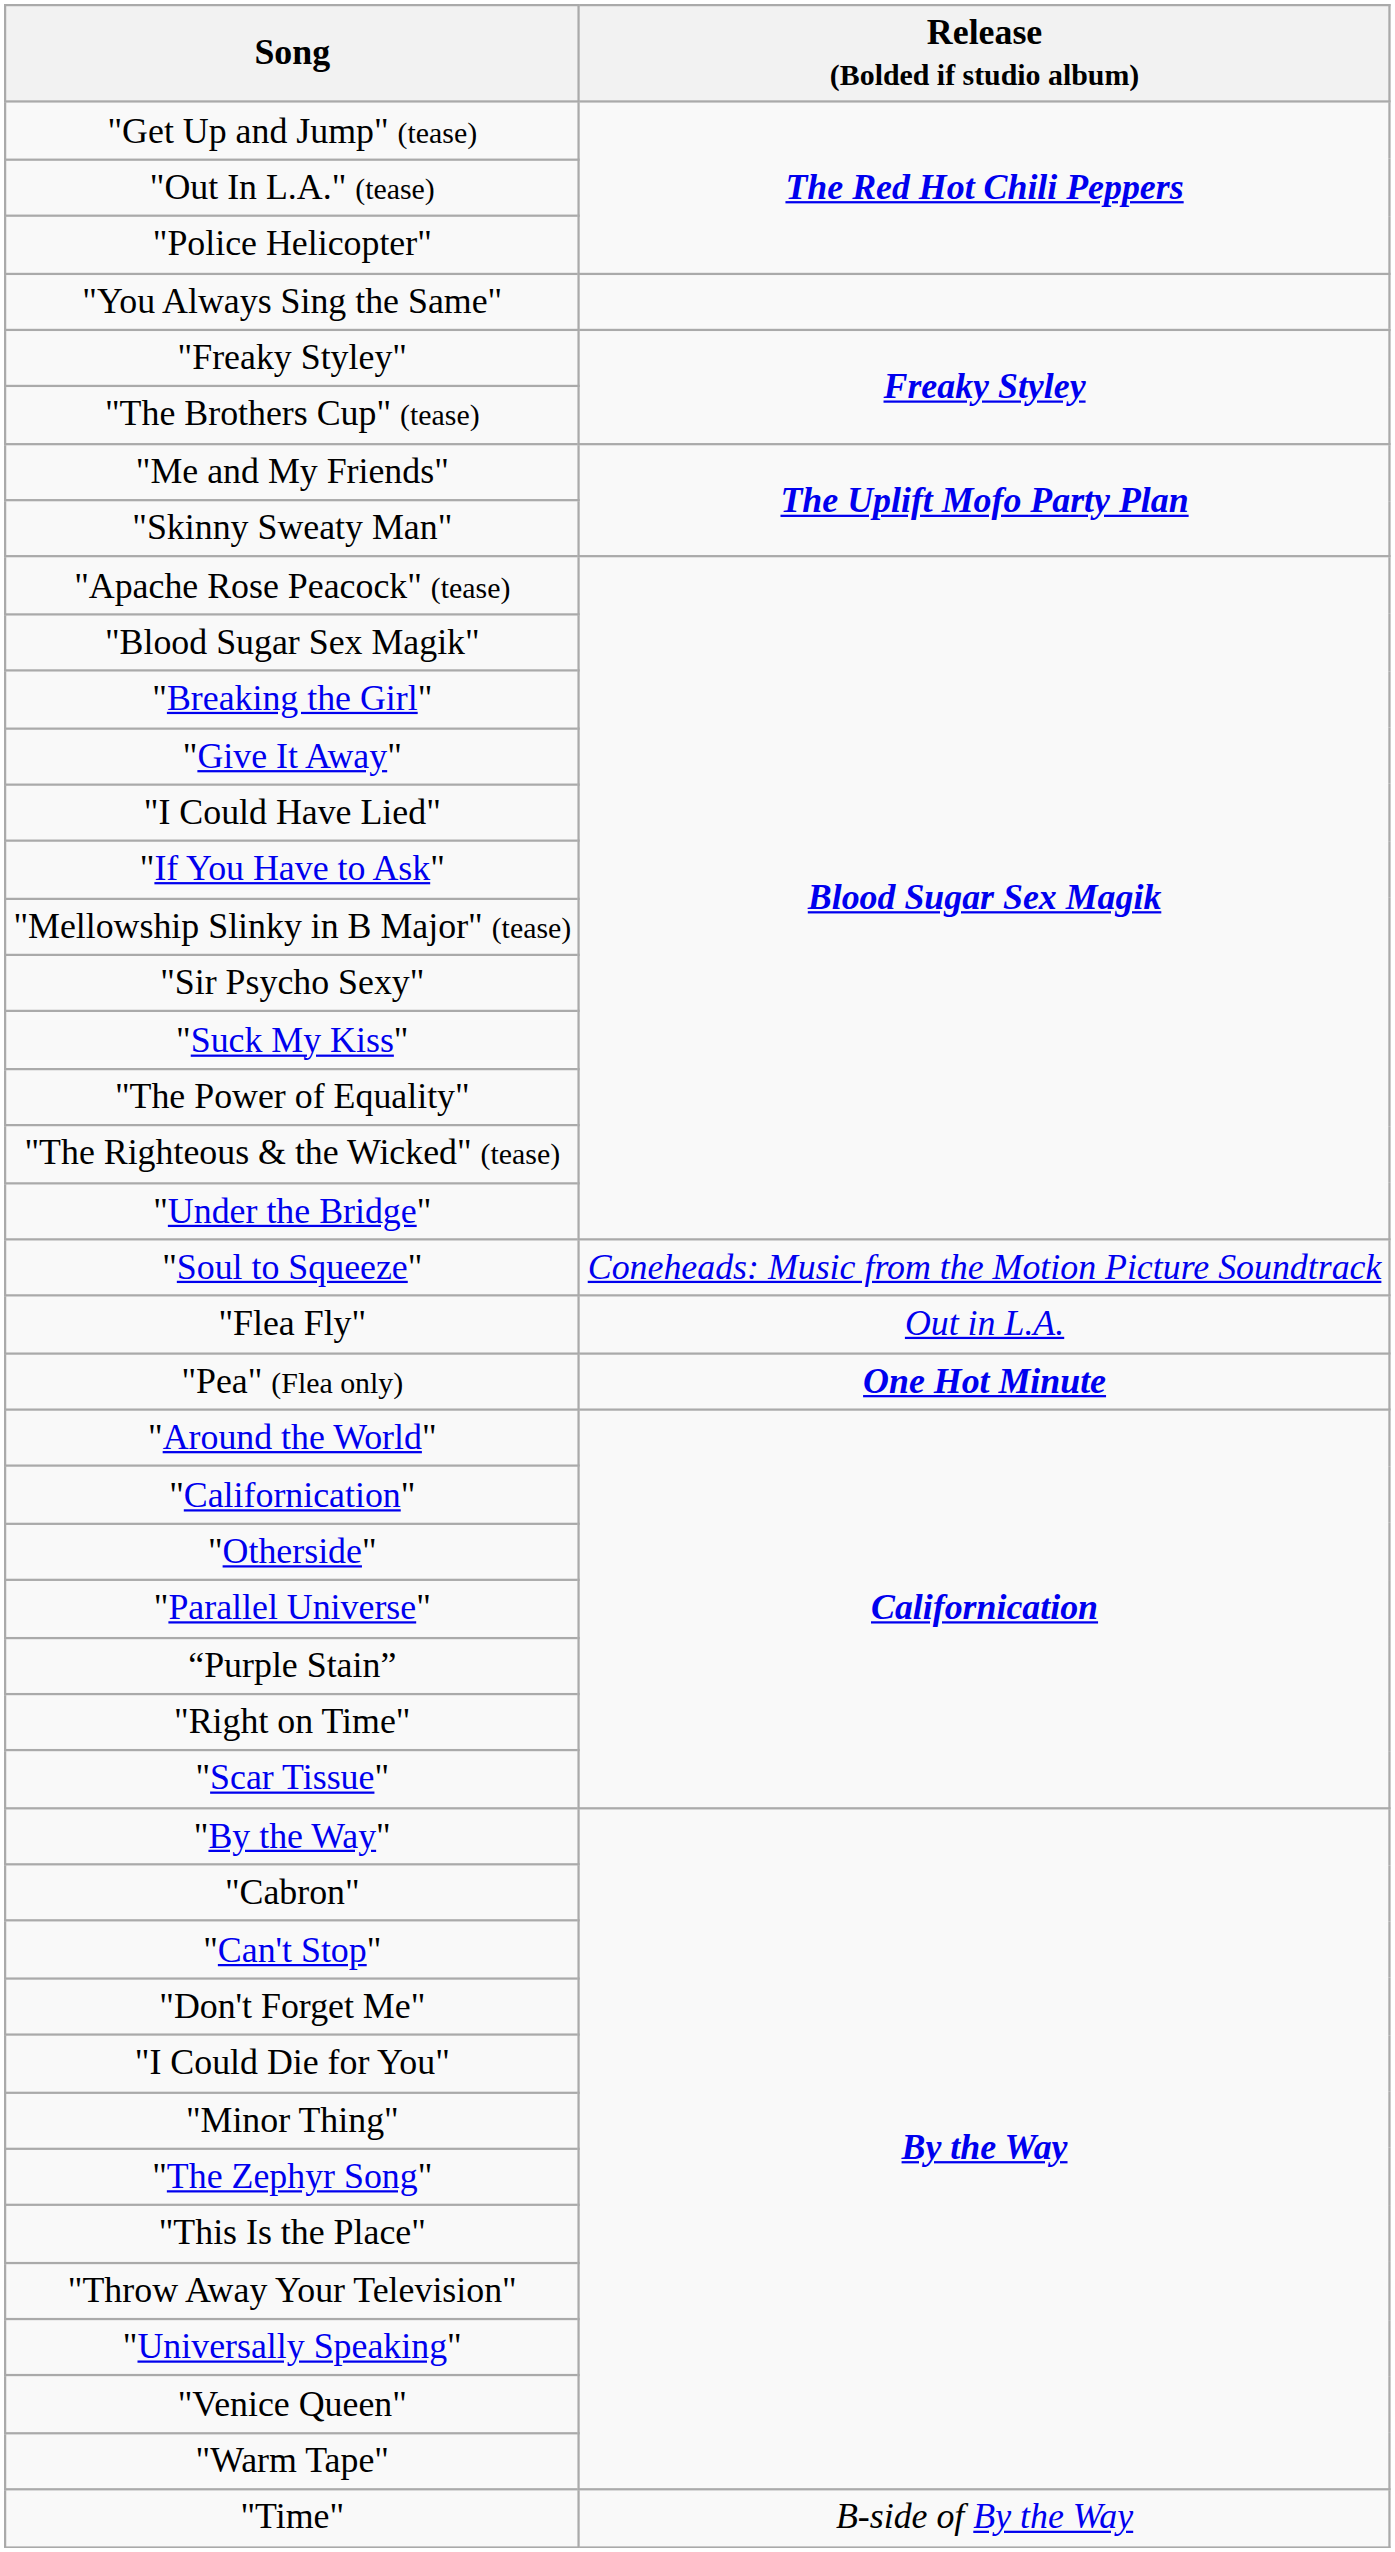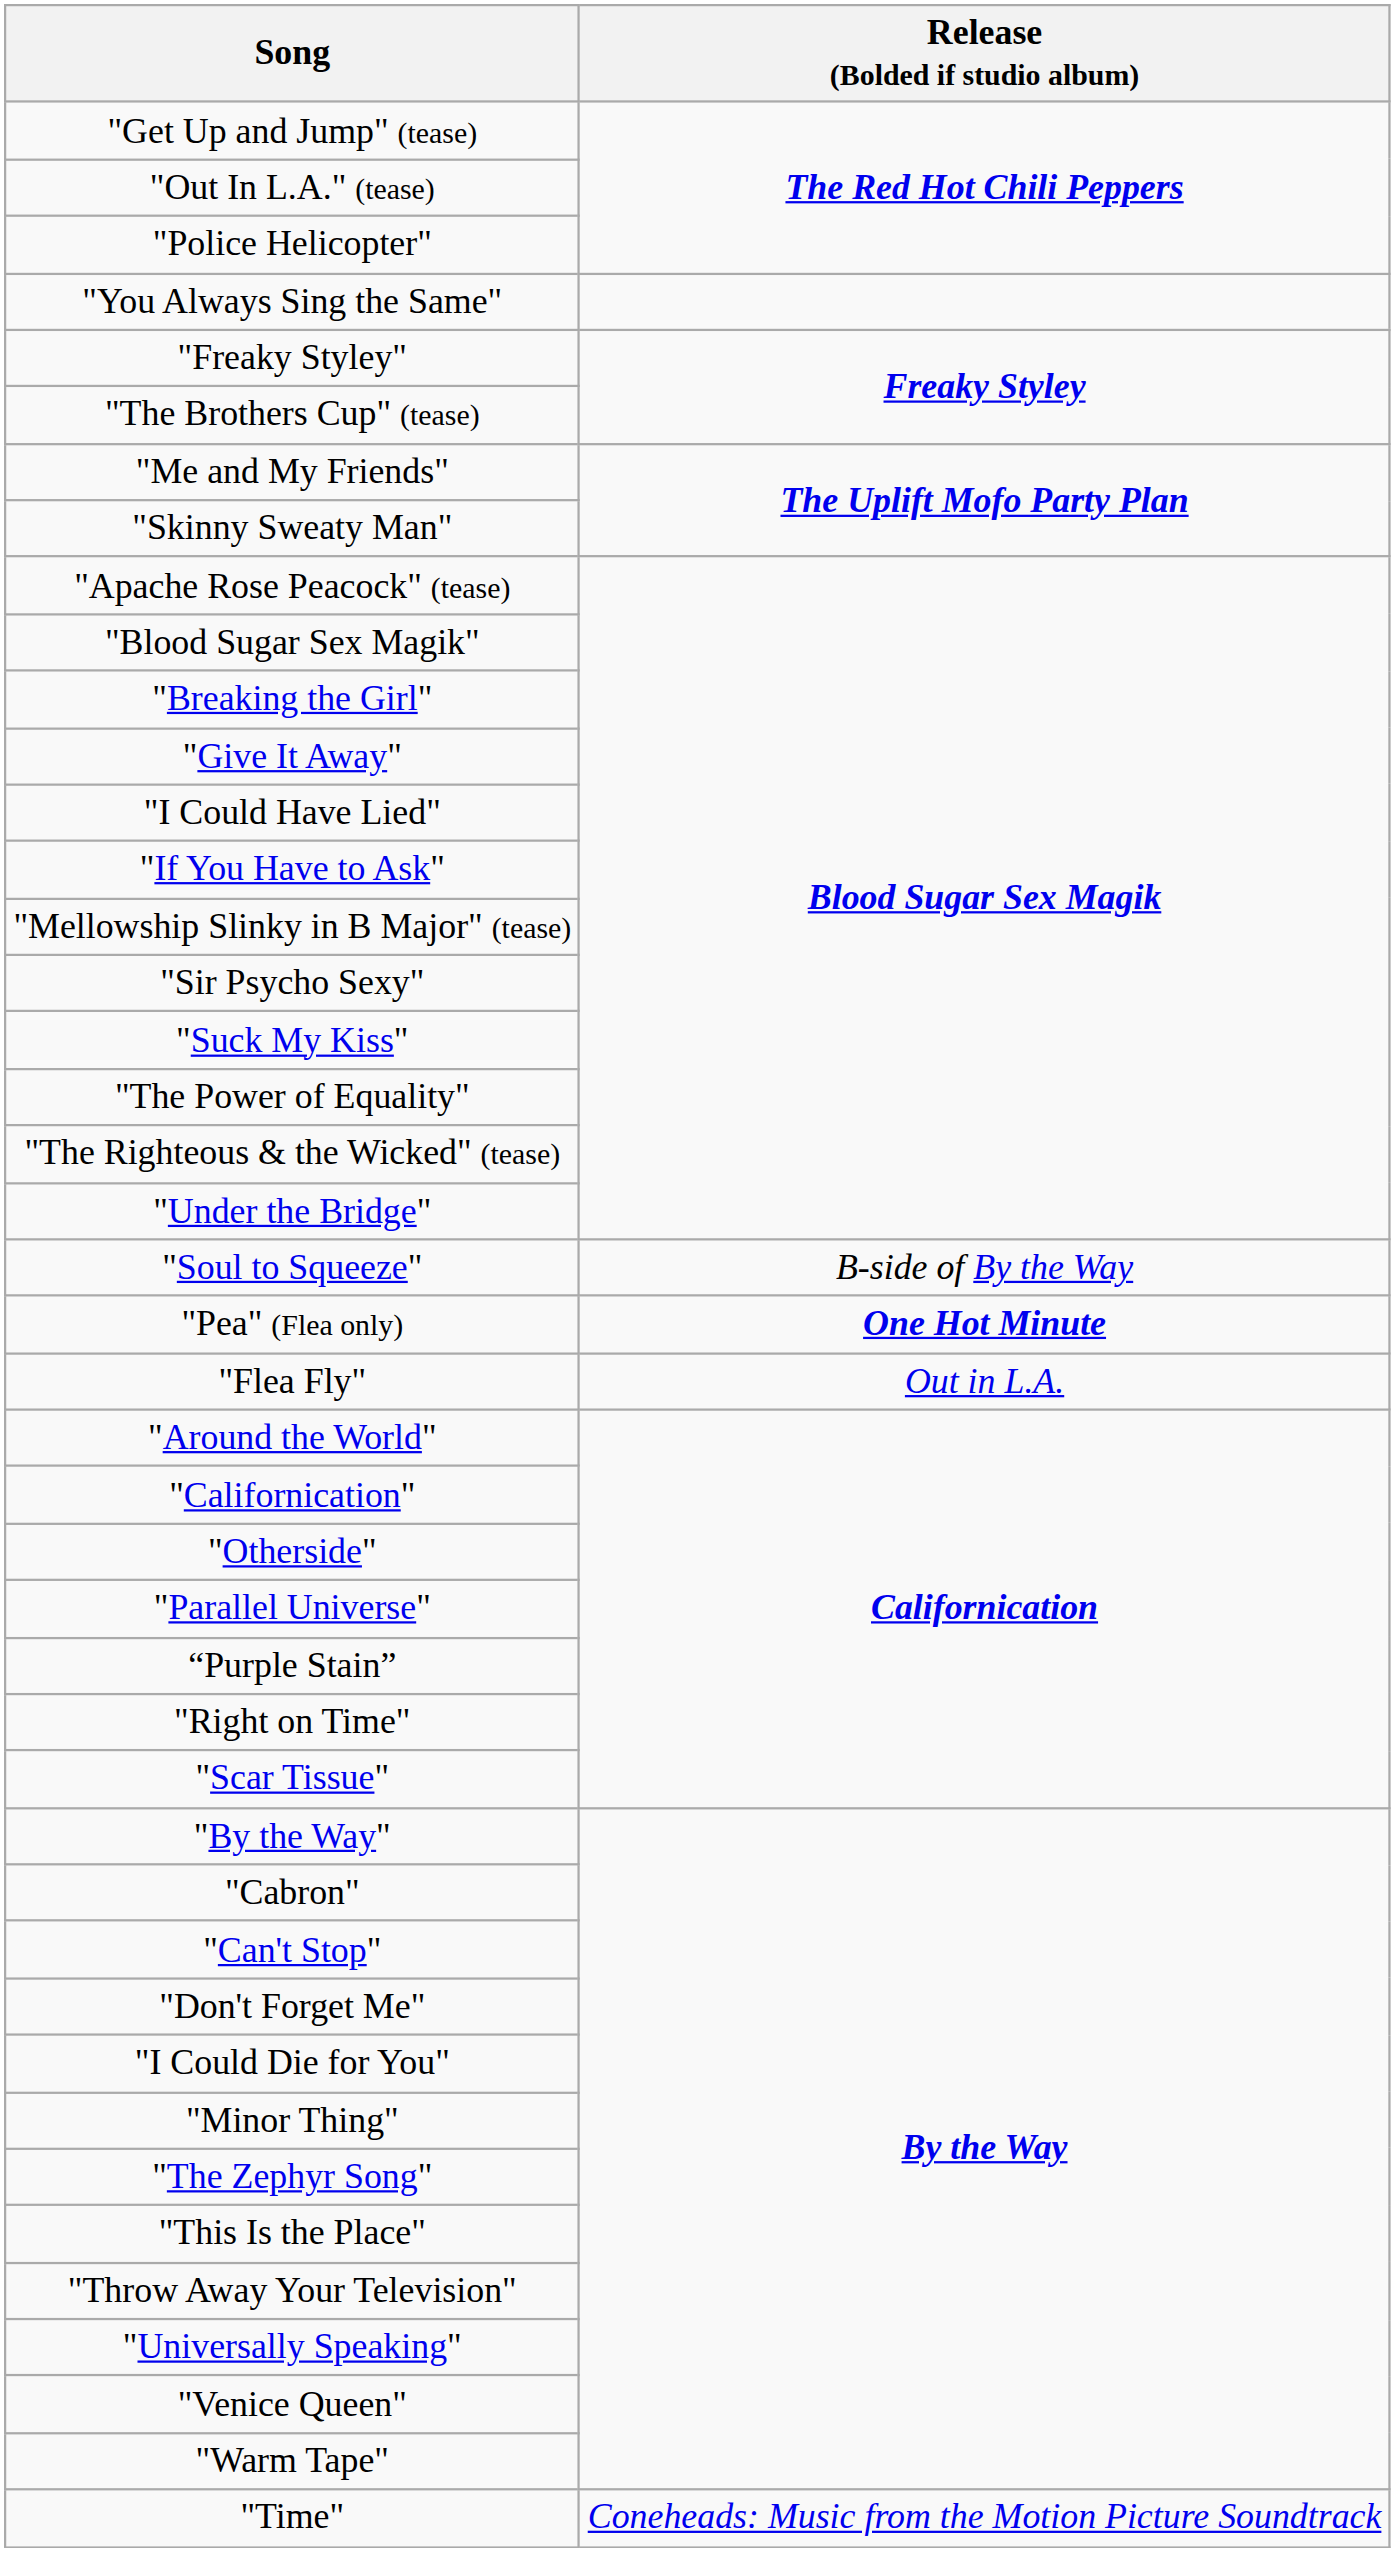(985, 1266) Coneheads: Music from the Motion Picture Soundtrack -> (985, 1266) B-side of By the Way
rows swapped: (292, 1323) <-> (292, 1380)
(985, 2517) B-side of By the Way -> (985, 2517) Coneheads: Music from the Motion Picture Soundtrack
